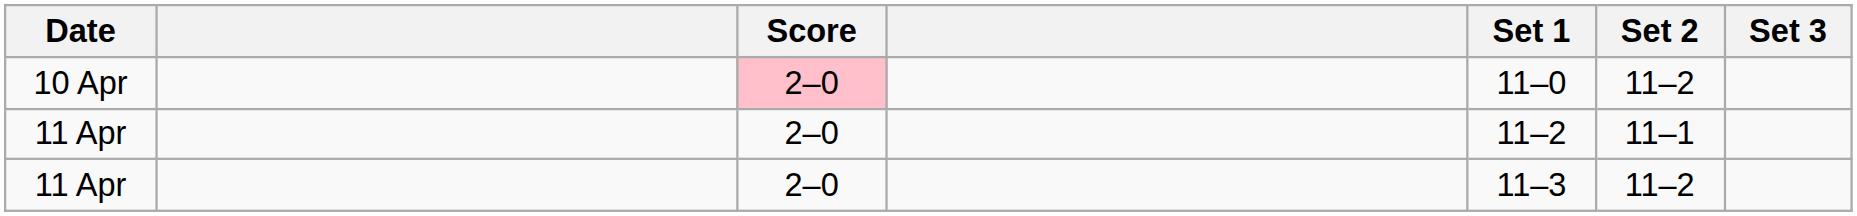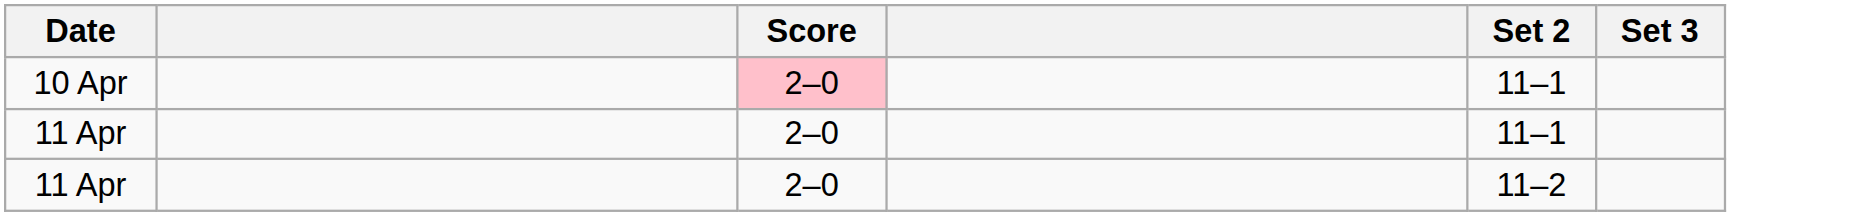- column: (1531, 31)
(1660, 83) 11–2 -> (1531, 83) 11–1
